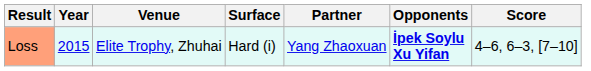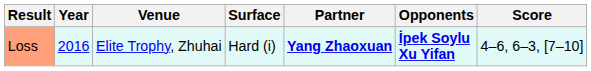(74, 46) 2015 -> (74, 46) 2016
(337, 46) normal -> (340, 46) bold
